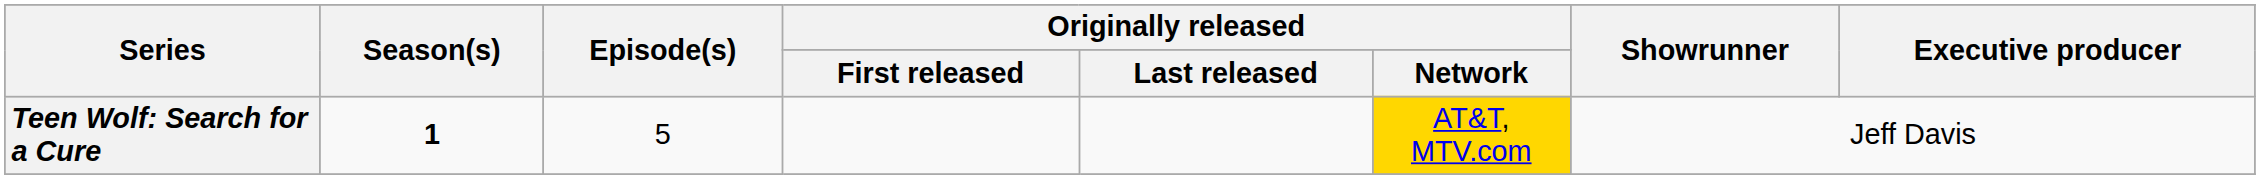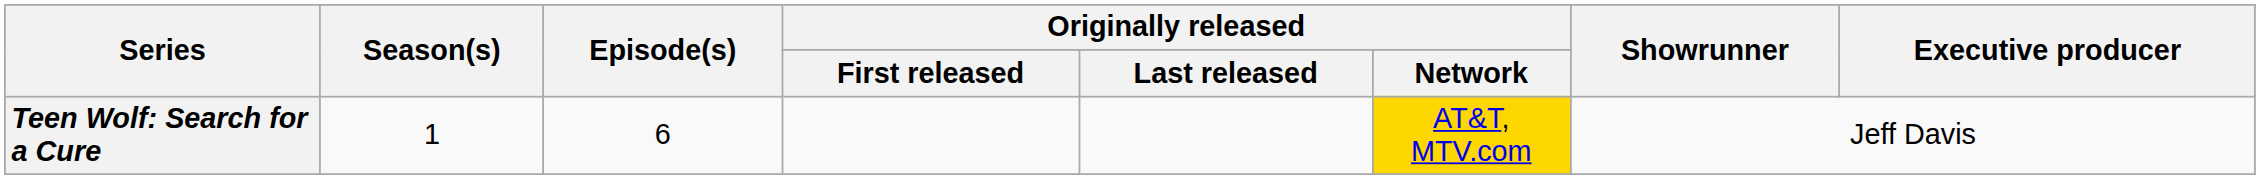(432, 134) bold -> (432, 134) normal
(663, 134) 5 -> (663, 134) 6
